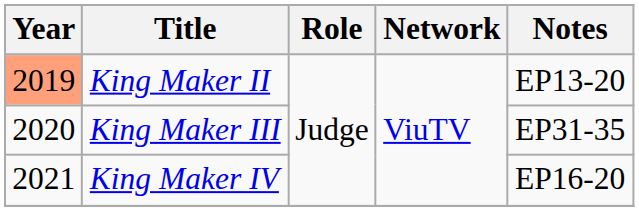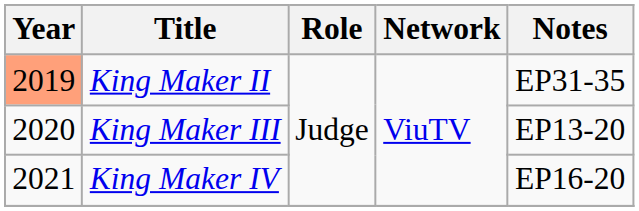(570, 79) EP13-20 -> (570, 79) EP31-35
(570, 129) EP31-35 -> (570, 129) EP13-20
